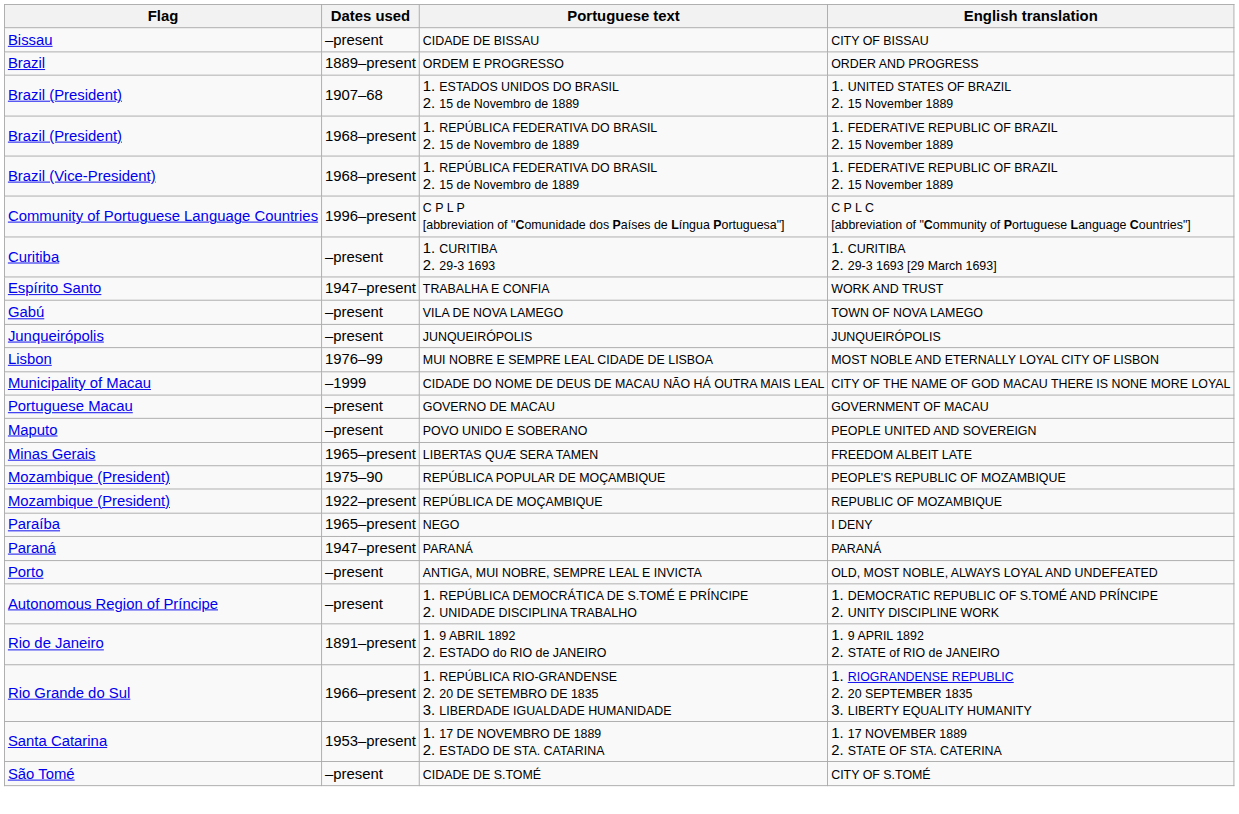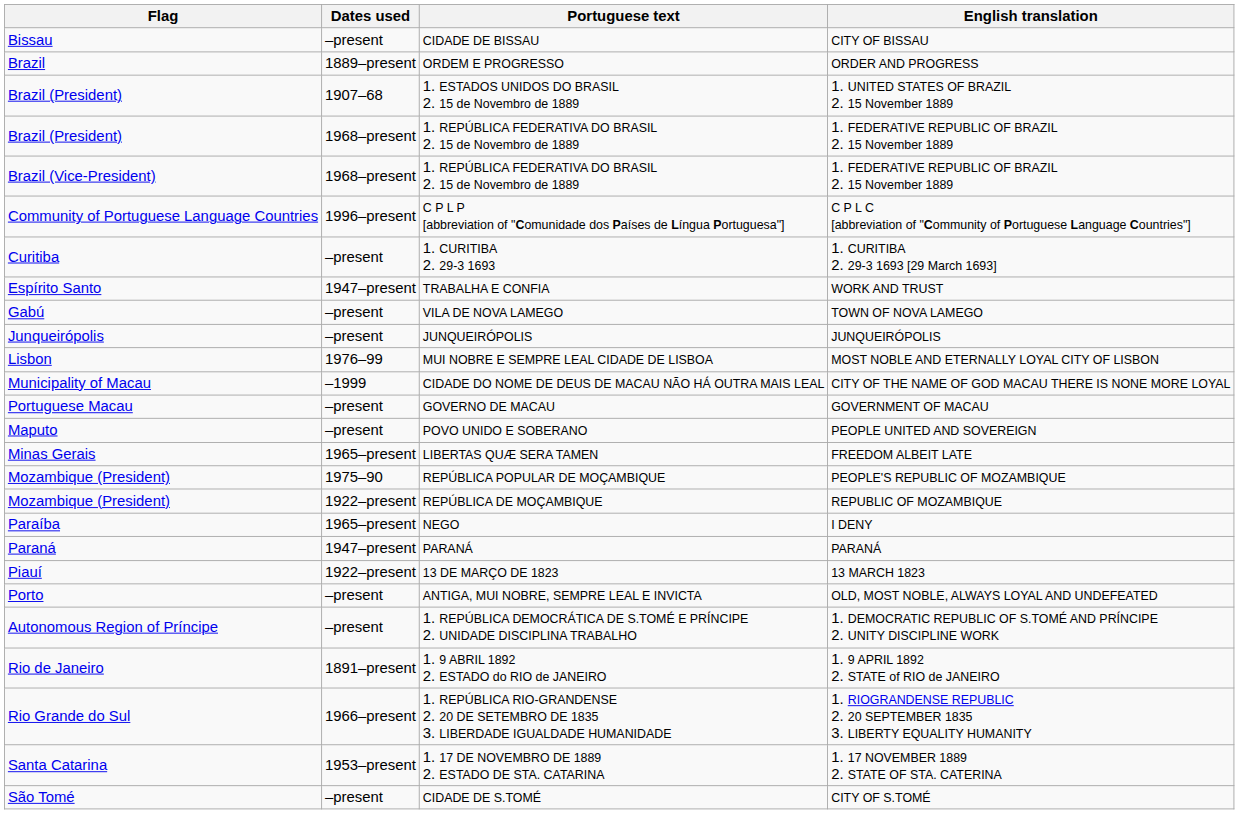+ row: (25, 571)
